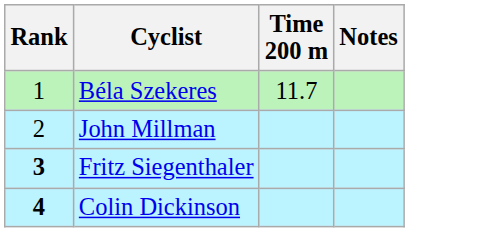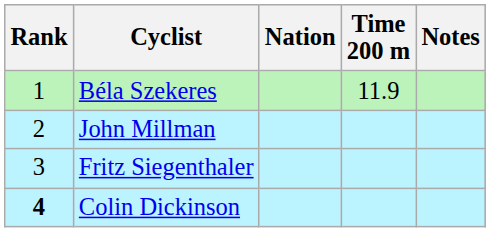+ column: (300, 37)
(296, 90) 11.7 -> (378, 90) 11.9
(39, 167) bold -> (39, 167) normal
